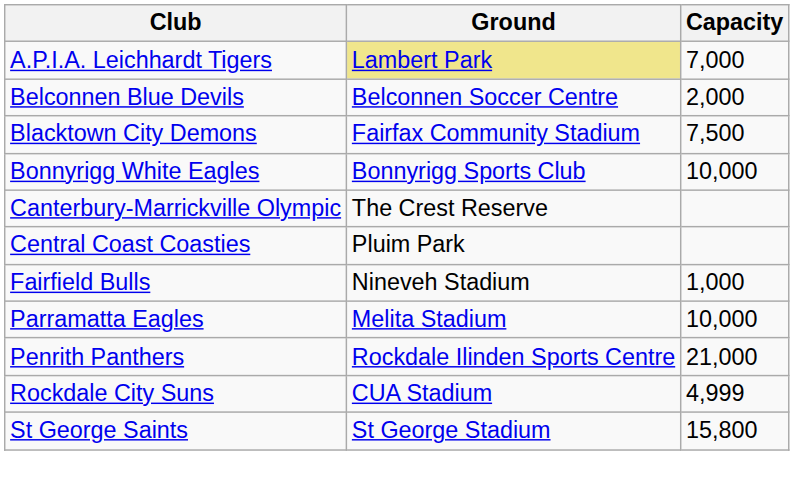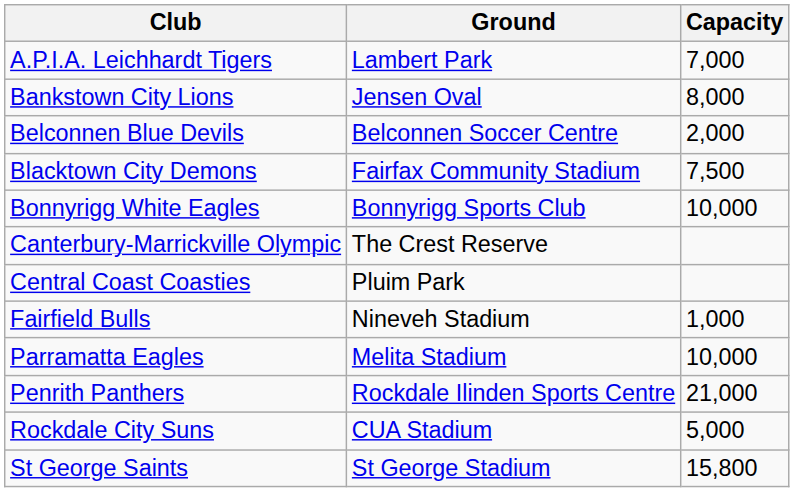(422, 60) khaki background -> (422, 60) no background
+ row: (122, 97)
(715, 393) 4,999 -> (715, 430) 5,000
